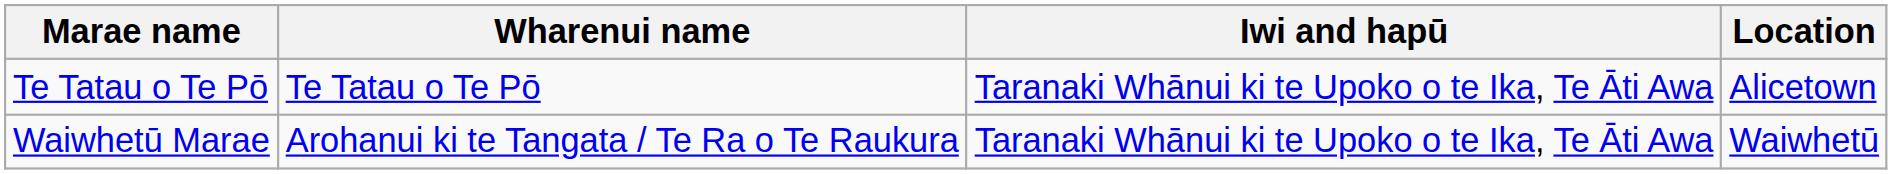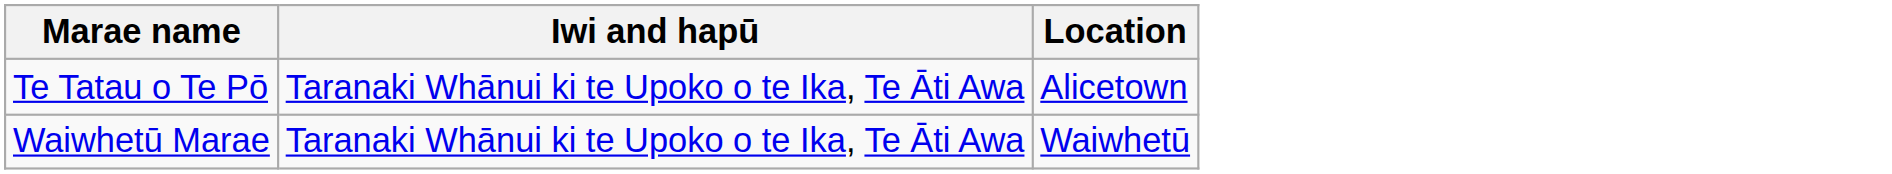- column: (622, 31)
